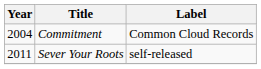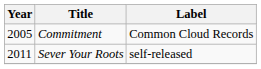(20, 34) 2004 -> (20, 34) 2005
